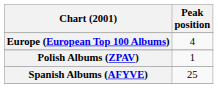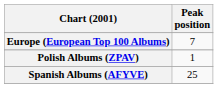(192, 41) 4 -> (192, 41) 7
